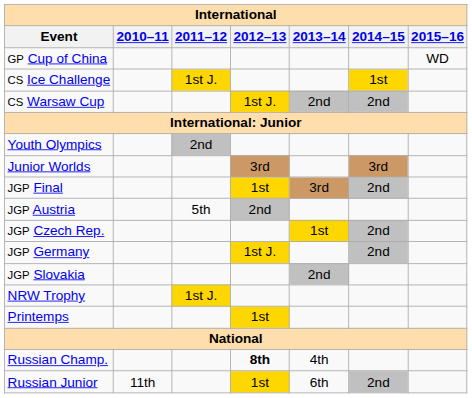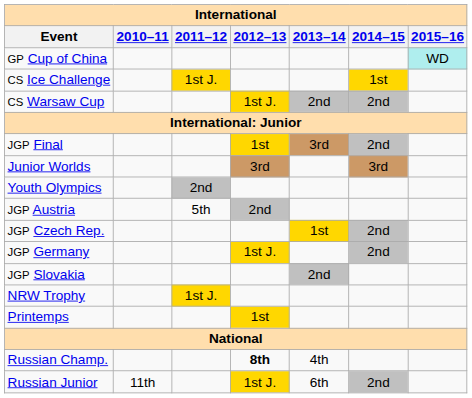(438, 58) no background -> (438, 58) paleturquoise background
rows swapped: (55, 144) <-> (35, 187)
(260, 381) 1st -> (260, 381) 1st J.
